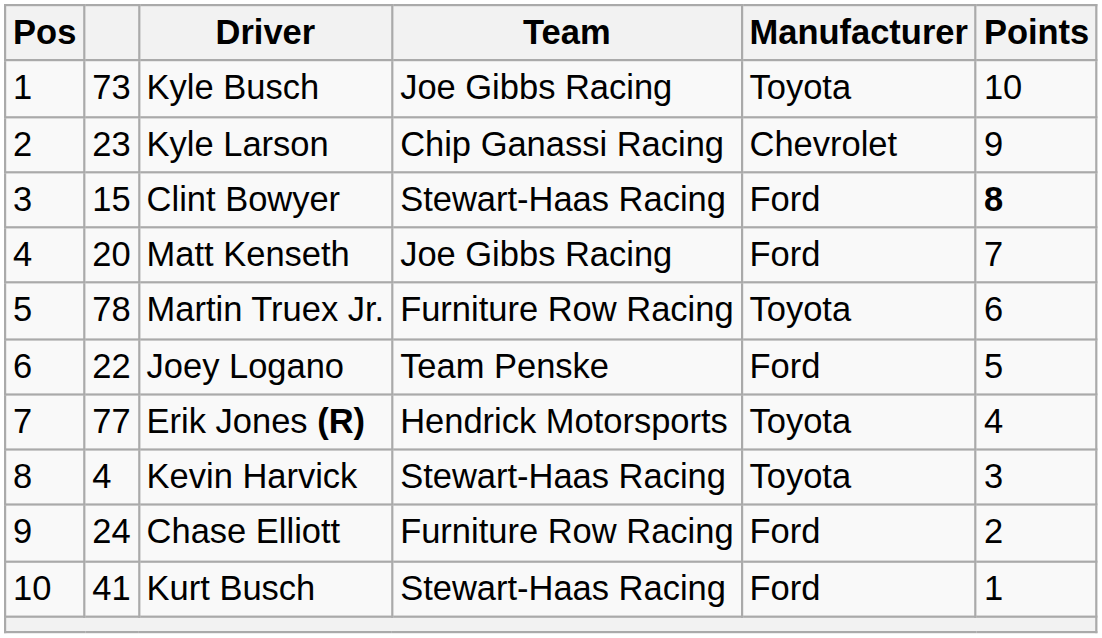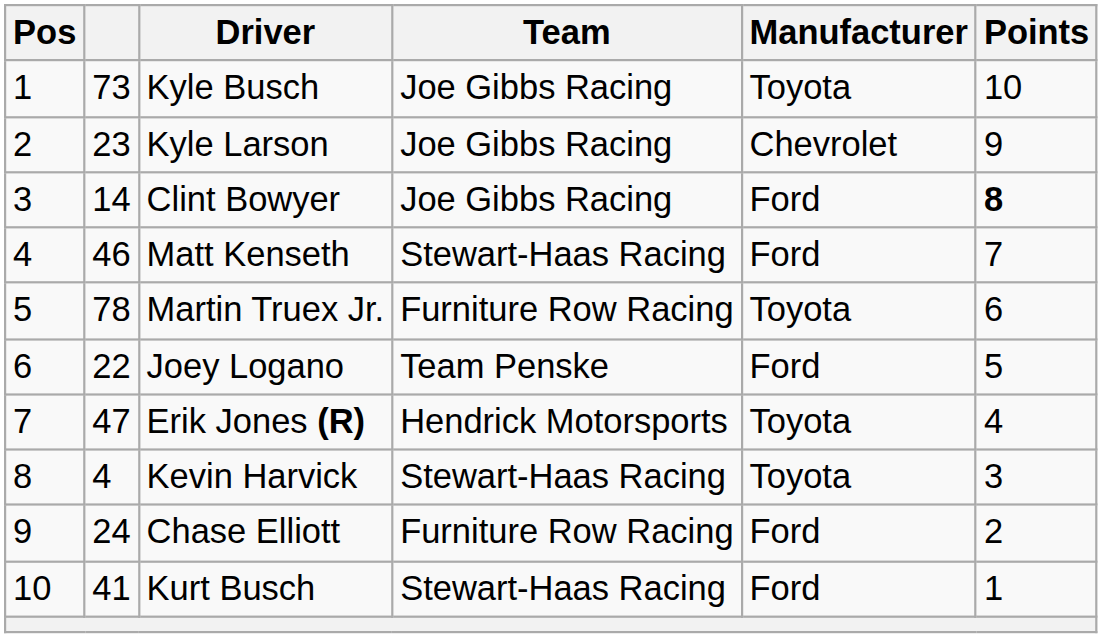(562, 143) Chip Ganassi Racing -> (536, 143) Joe Gibbs Racing
(111, 198) 15 -> (111, 198) 14
(563, 198) Stewart-Haas Racing -> (536, 198) Joe Gibbs Racing
(111, 254) 20 -> (111, 254) 46
(536, 254) Joe Gibbs Racing -> (563, 254) Stewart-Haas Racing
(111, 420) 77 -> (111, 420) 47
